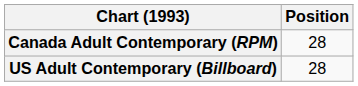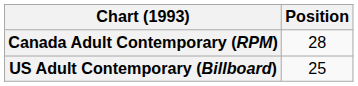(317, 68) 28 -> (317, 68) 25
